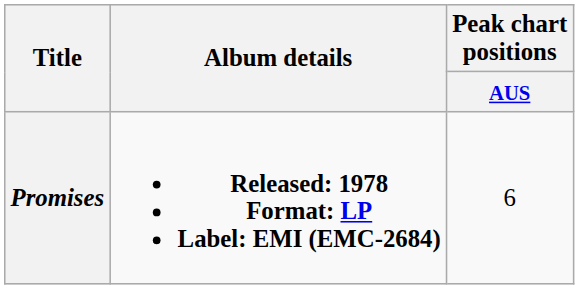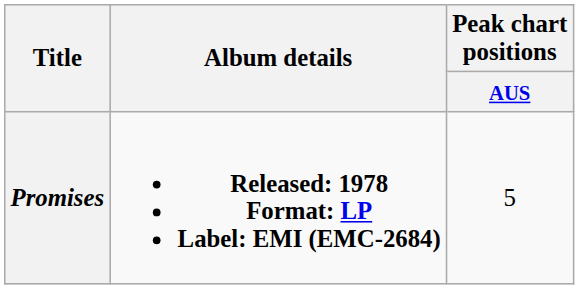(510, 197) 6 -> (510, 197) 5
